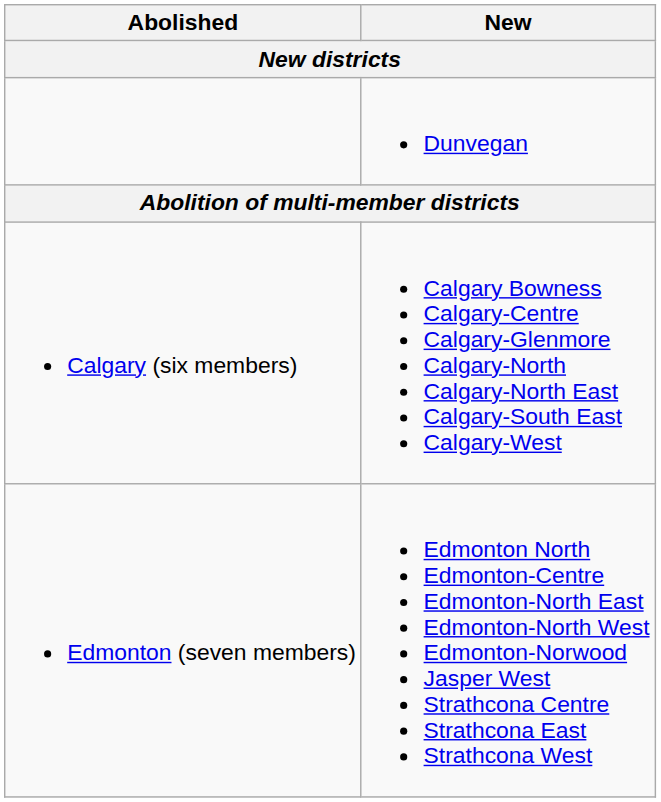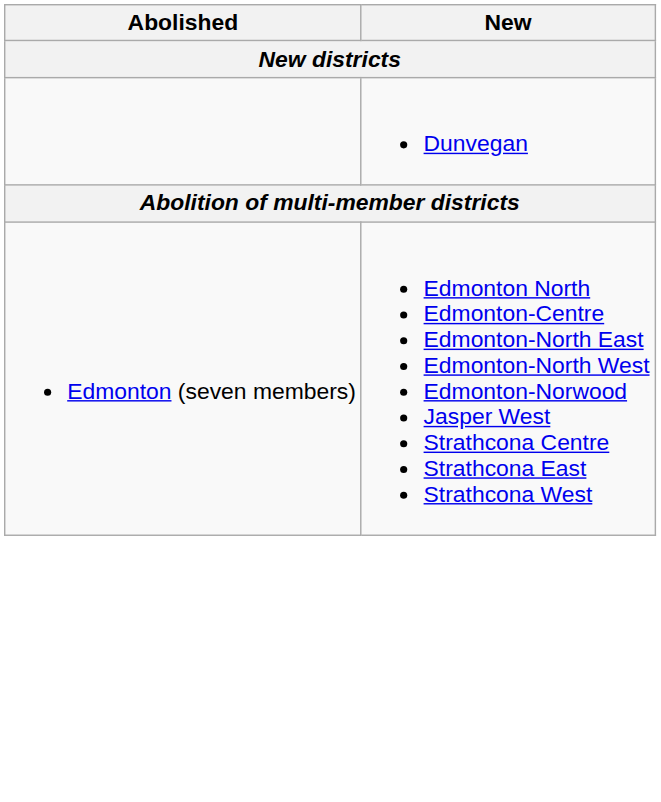- row: (183, 365)
